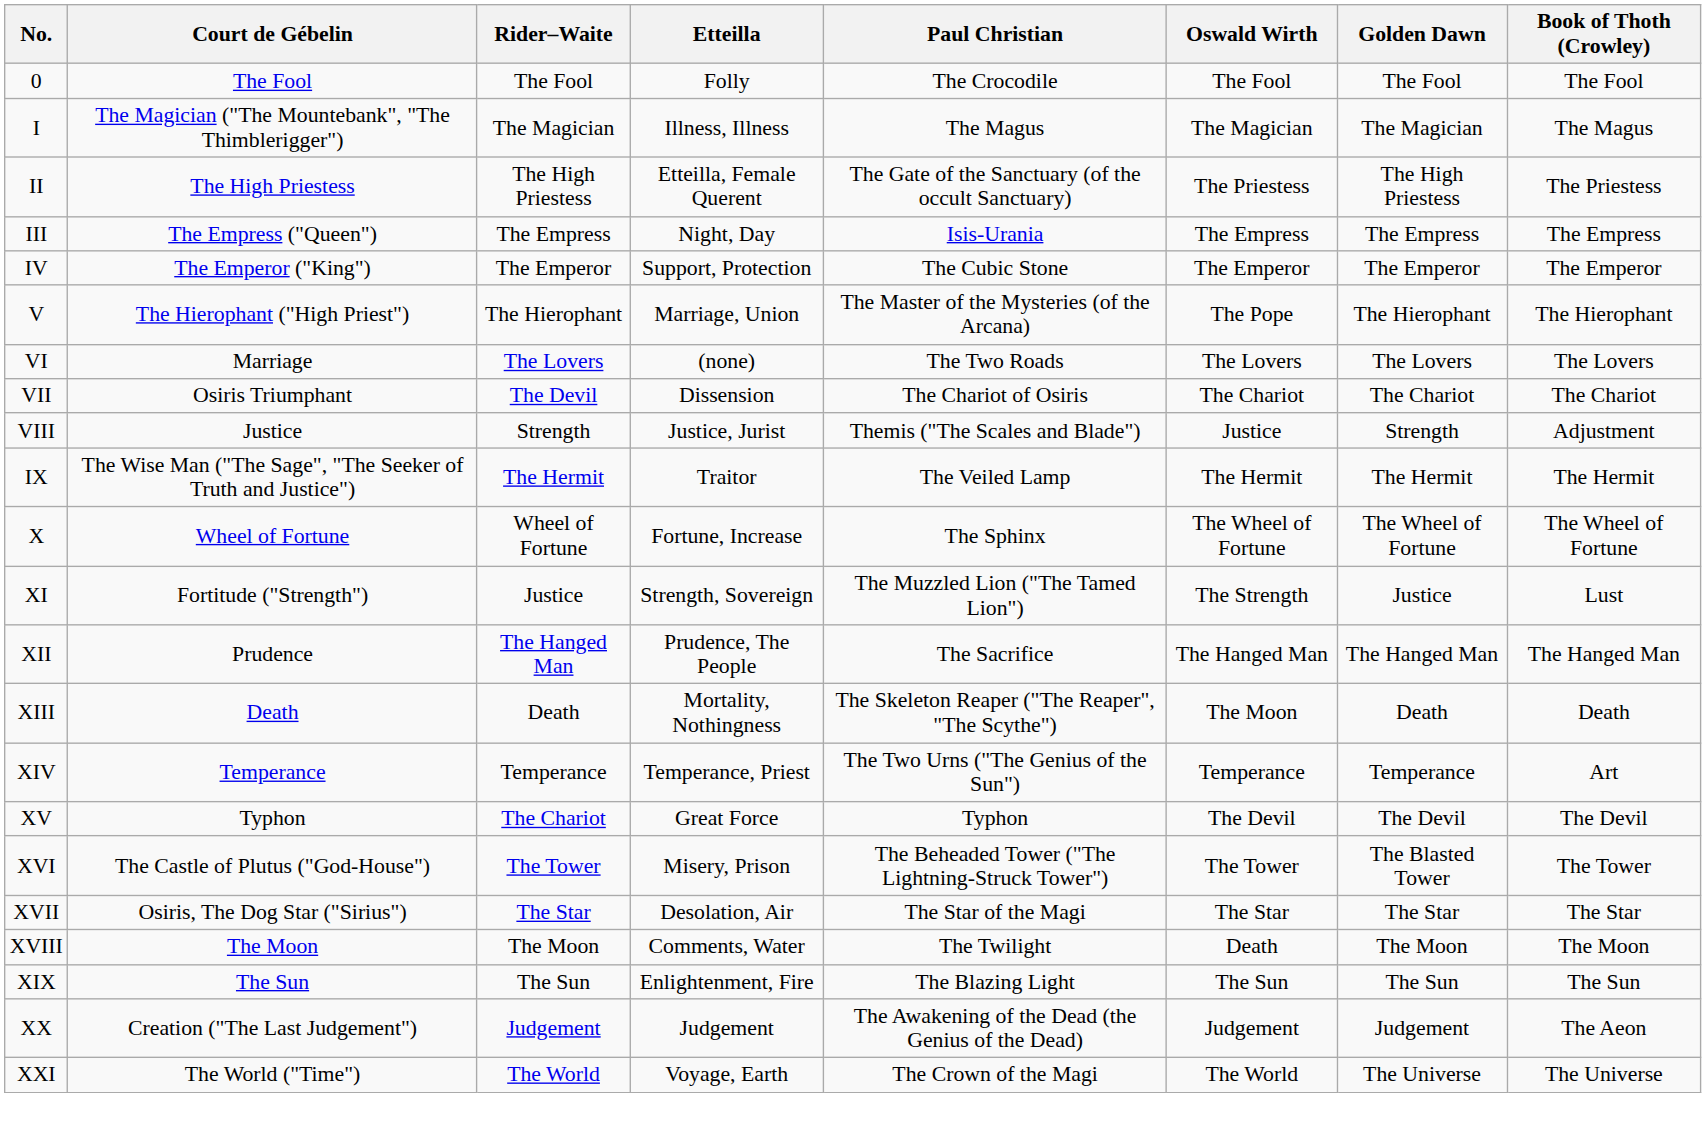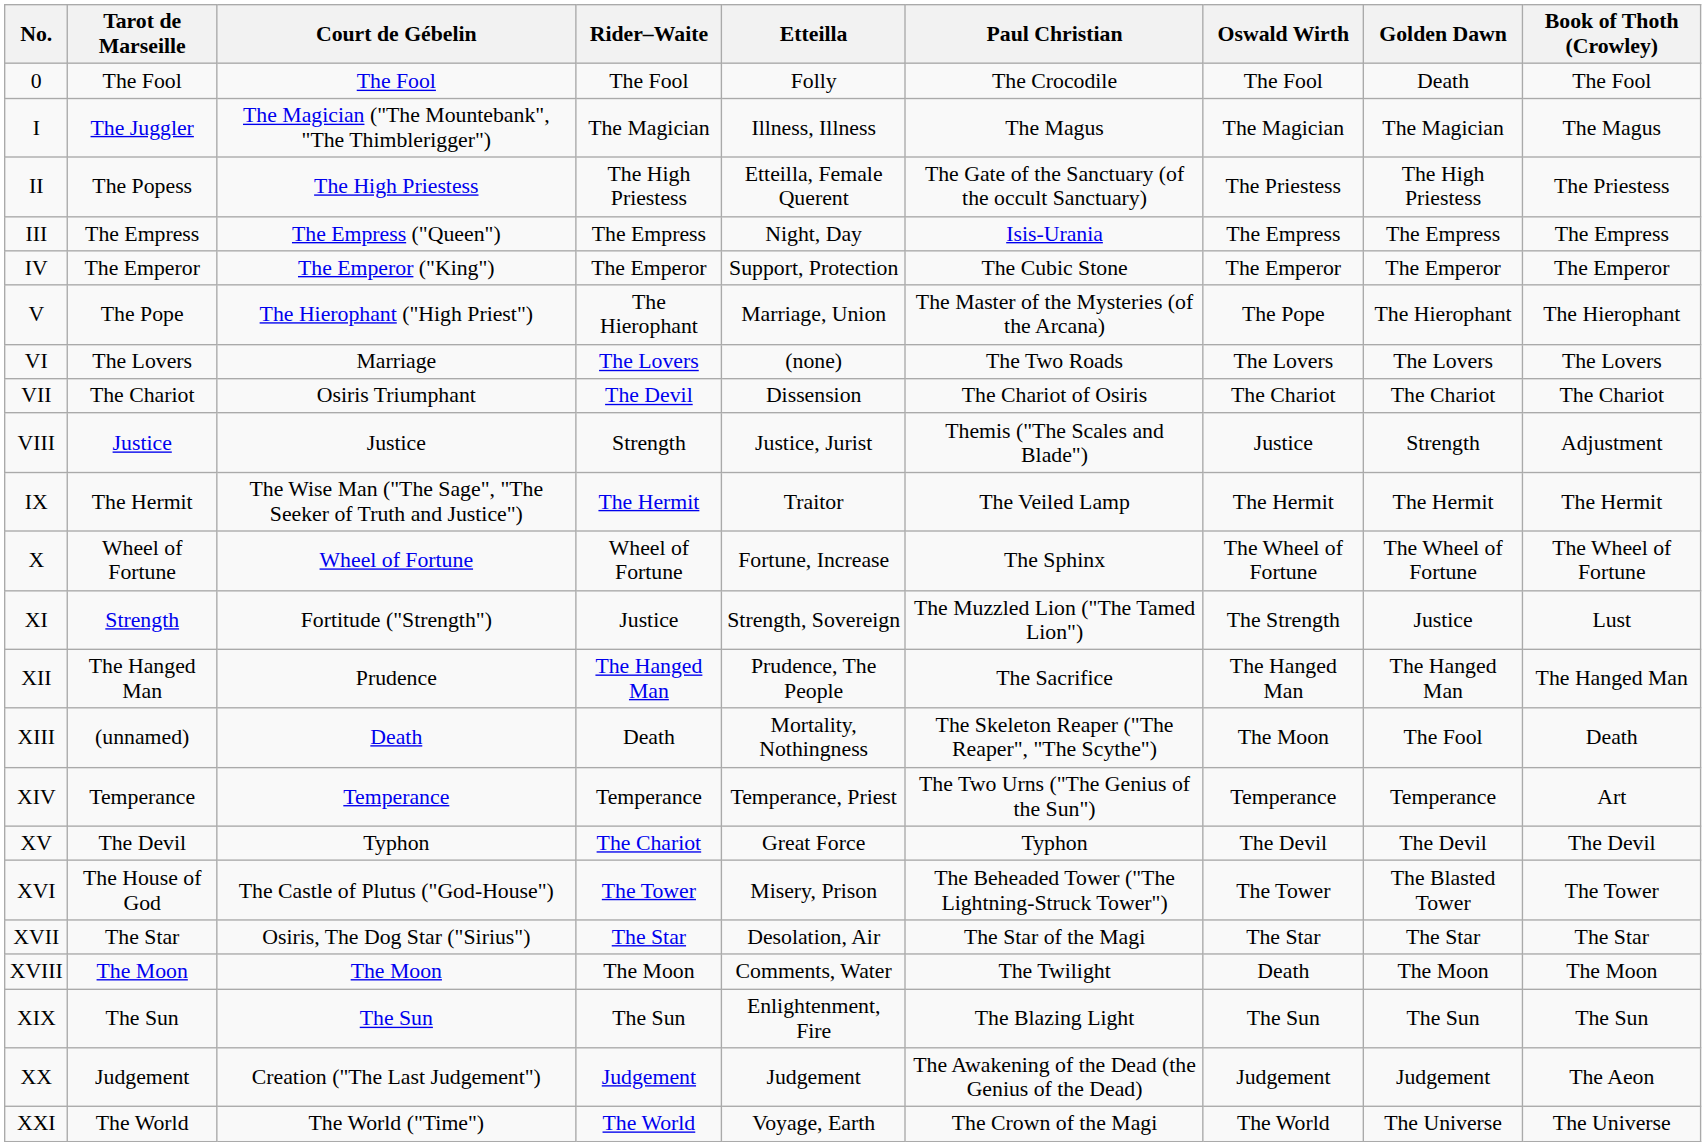+ column: (142, 33)
(1422, 80) The Fool -> (1443, 80) Death
(1422, 712) Death -> (1443, 737) The Fool
